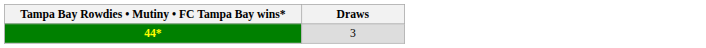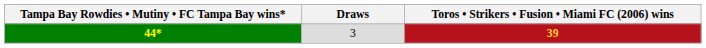+ column: (553, 14)
